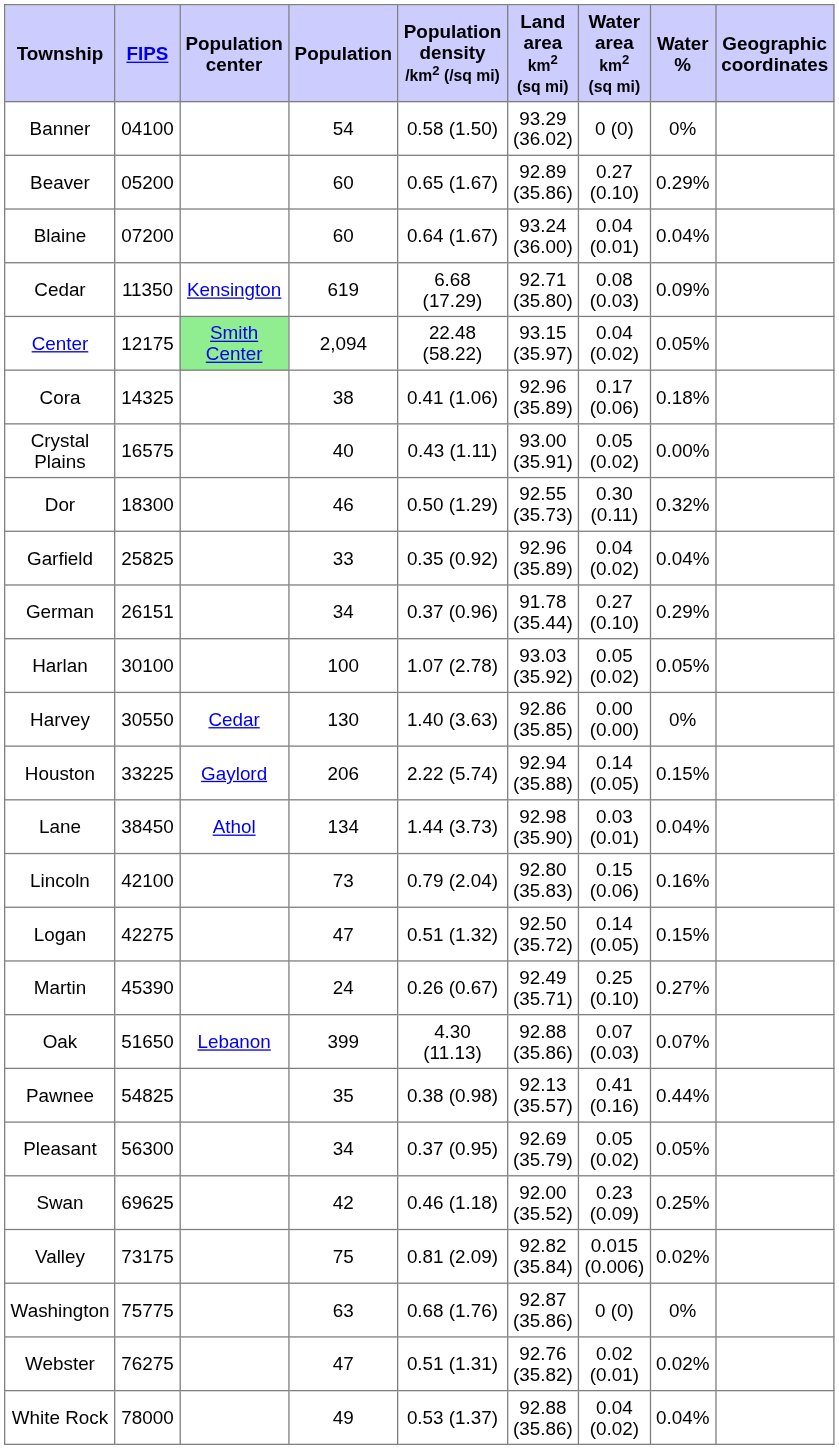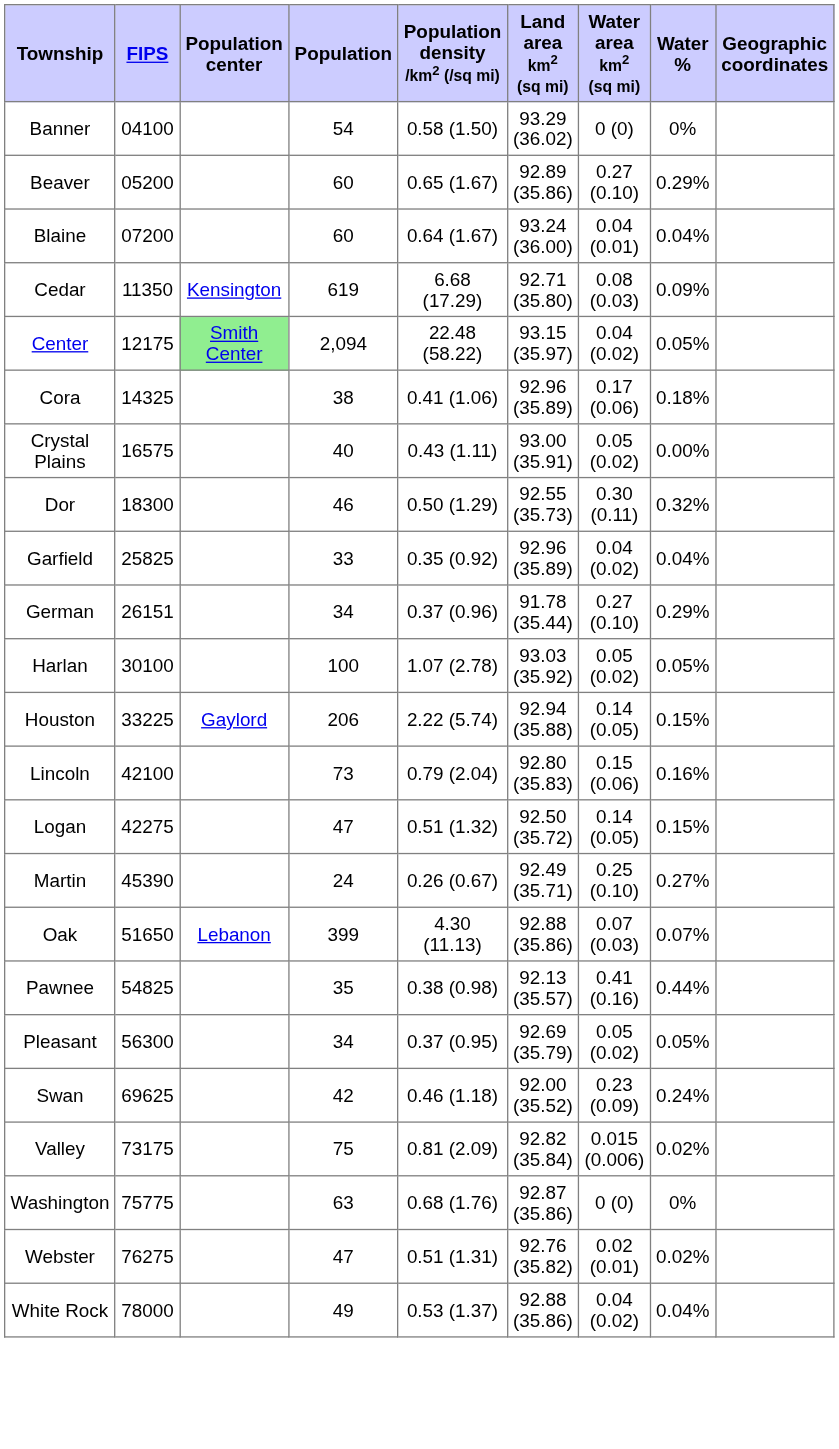- row: (60, 719)
- row: (60, 827)
(683, 1203) 0.25% -> (683, 1095) 0.24%
